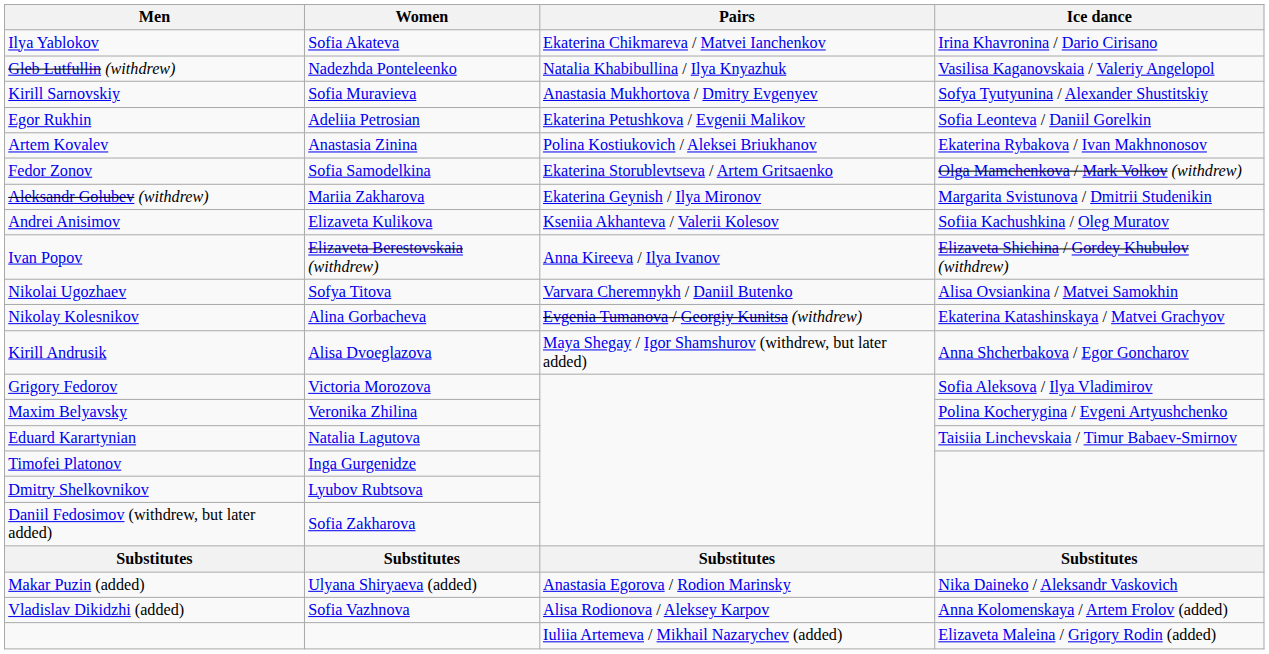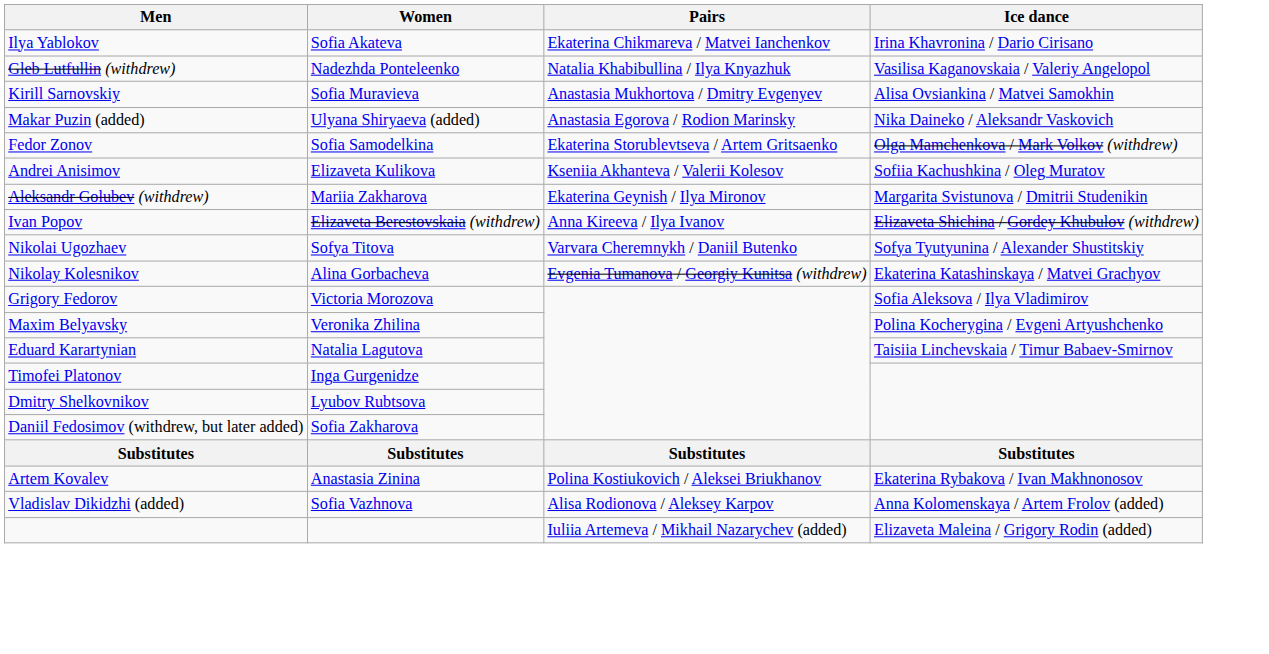(1073, 94) Sofya Tyutyunina / Alexander Shustitskiy -> (994, 94) Alisa Ovsiankina / Matvei Samokhin
- row: (50, 119)
rows swapped: (58, 145) <-> (76, 584)
rows swapped: (64, 222) <-> (108, 196)
(1058, 291) Alisa Ovsiankina / Matvei Samokhin -> (1009, 247) Sofya Tyutyunina / Alexander Shustitskiy
- row: (57, 352)
